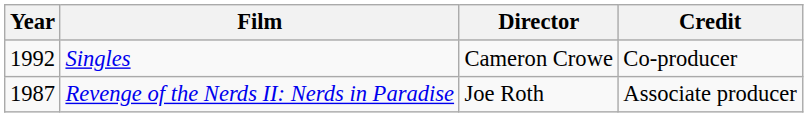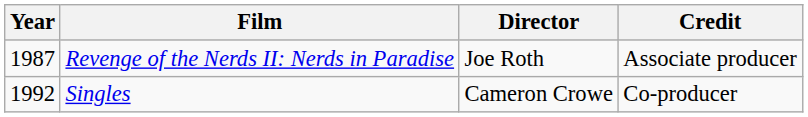rows swapped: (260, 93) <-> (98, 58)
